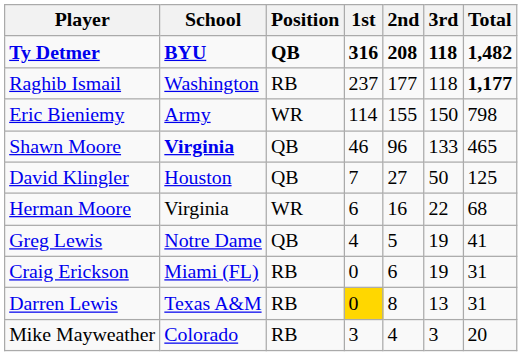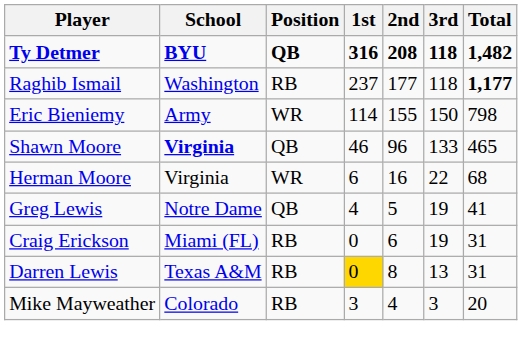- row: (69, 177)
